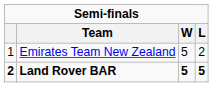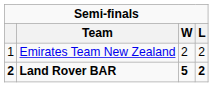(184, 52) 5 -> (184, 52) 2
(202, 71) 5 -> (202, 71) 2
